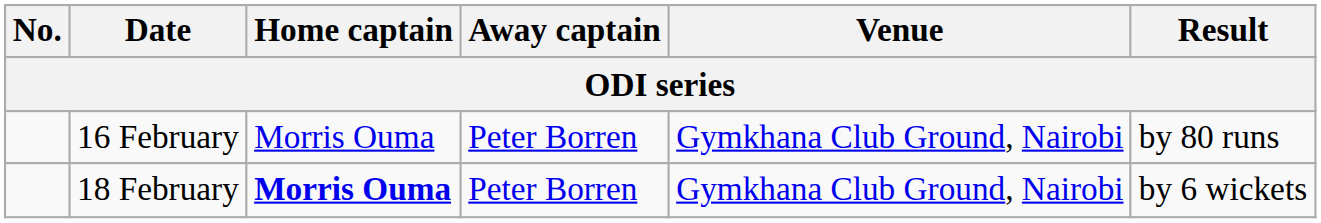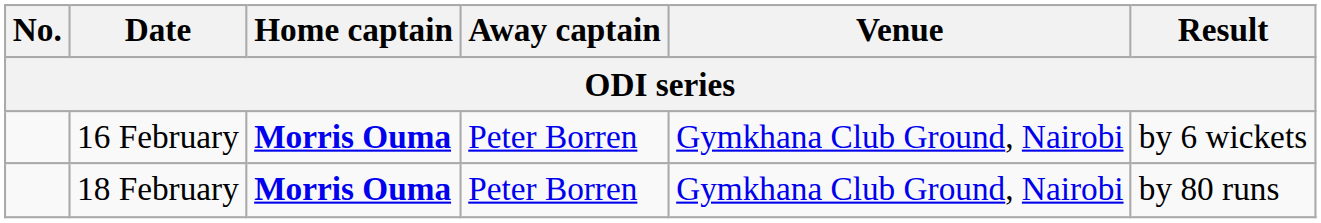(344, 136) normal -> (353, 136) bold
(1209, 136) by 80 runs -> (1223, 136) by 6 wickets
(1223, 189) by 6 wickets -> (1209, 189) by 80 runs
